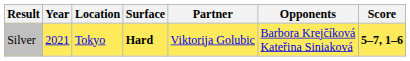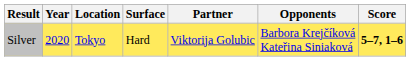(57, 39) 2021 -> (57, 39) 2020
(139, 39) bold -> (138, 39) normal
